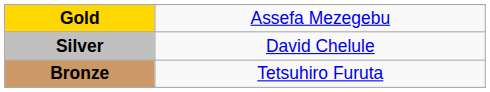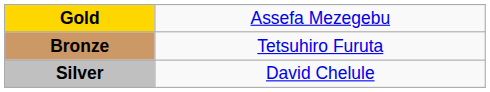rows swapped: (80, 45) <-> (80, 73)
